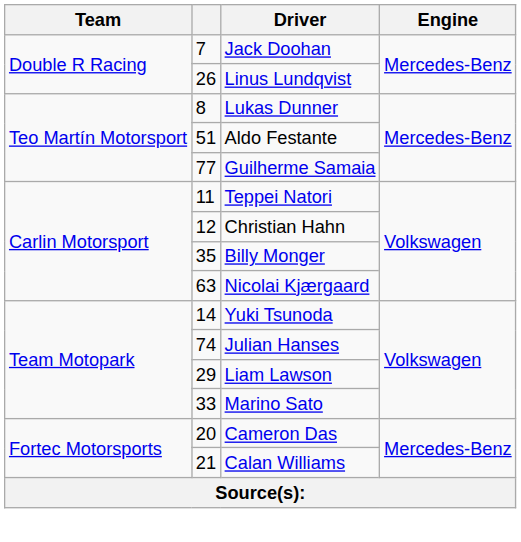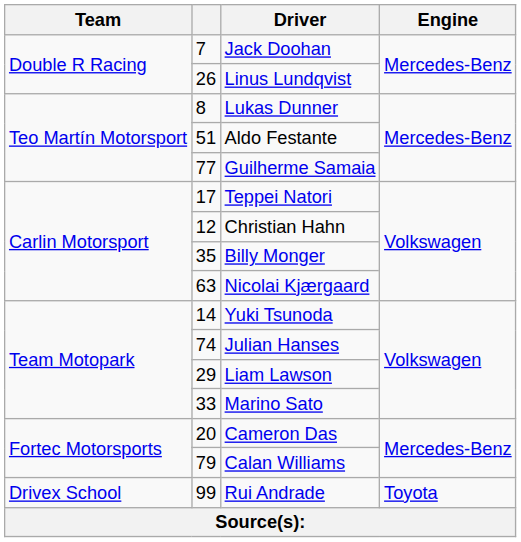(205, 197) 11 -> (206, 197) 17
(206, 463) 21 -> (206, 463) 79
+ row: (275, 492)
